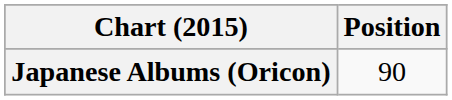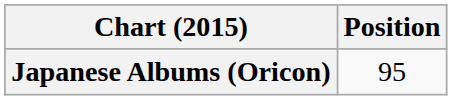(392, 71) 90 -> (392, 71) 95
